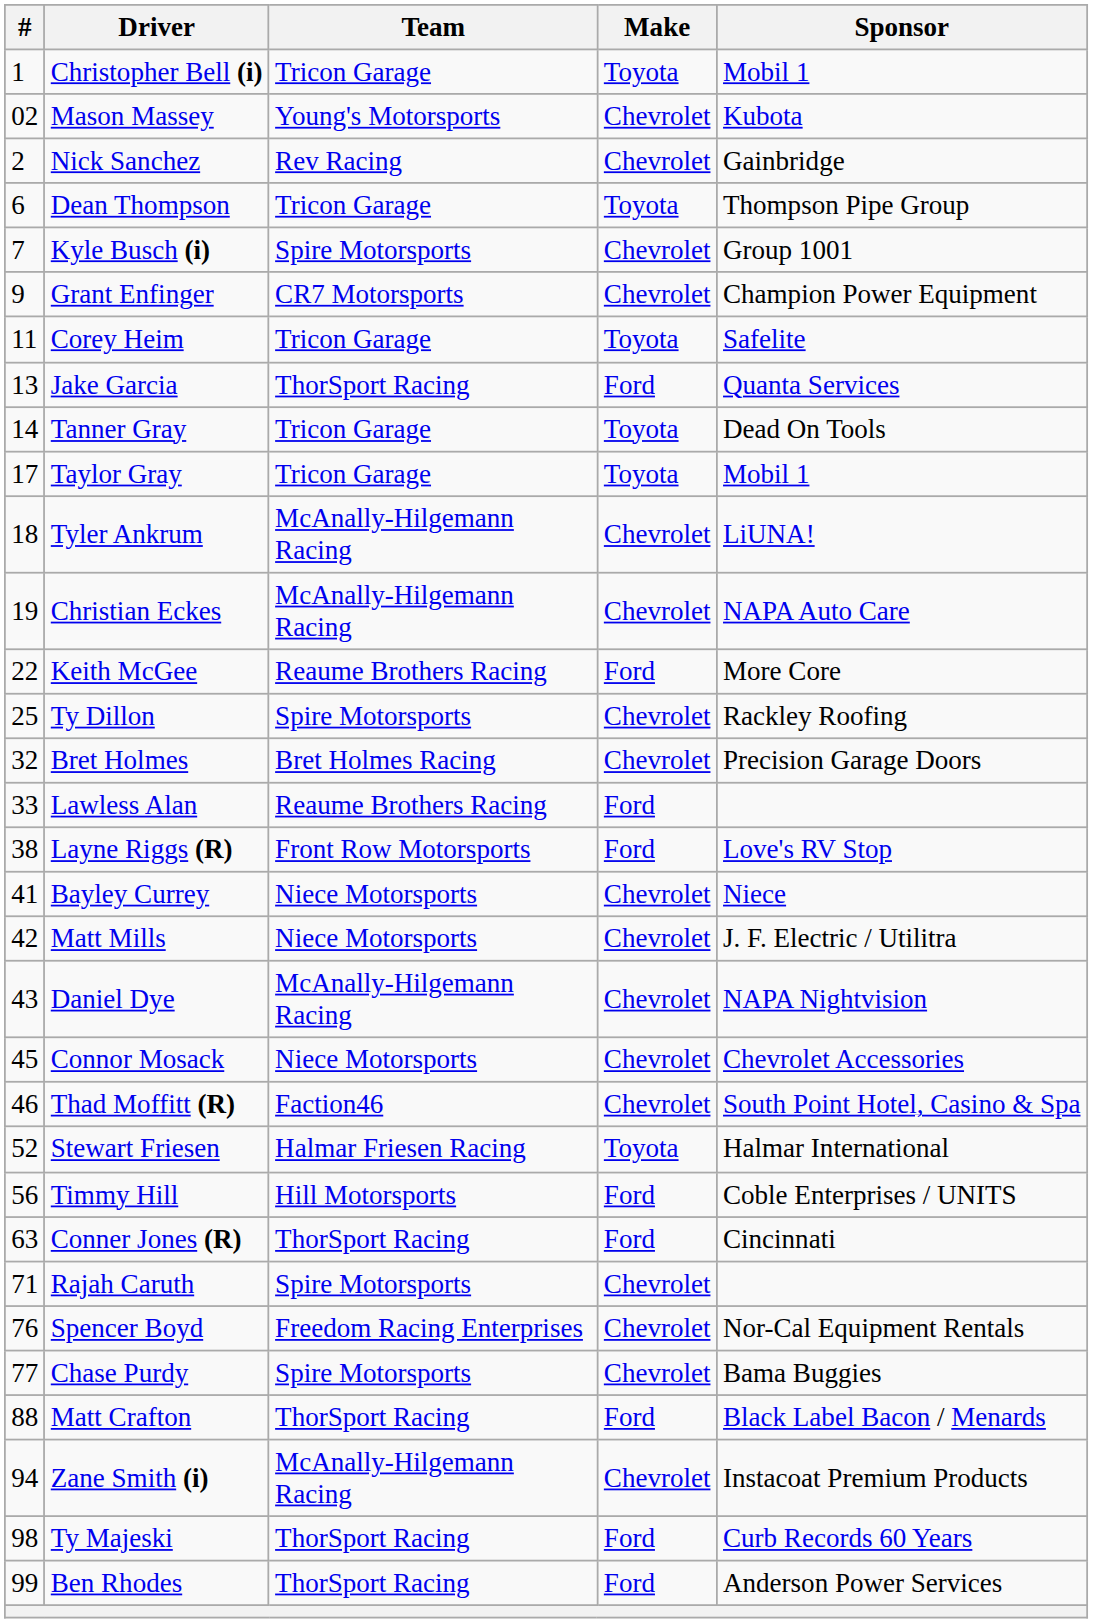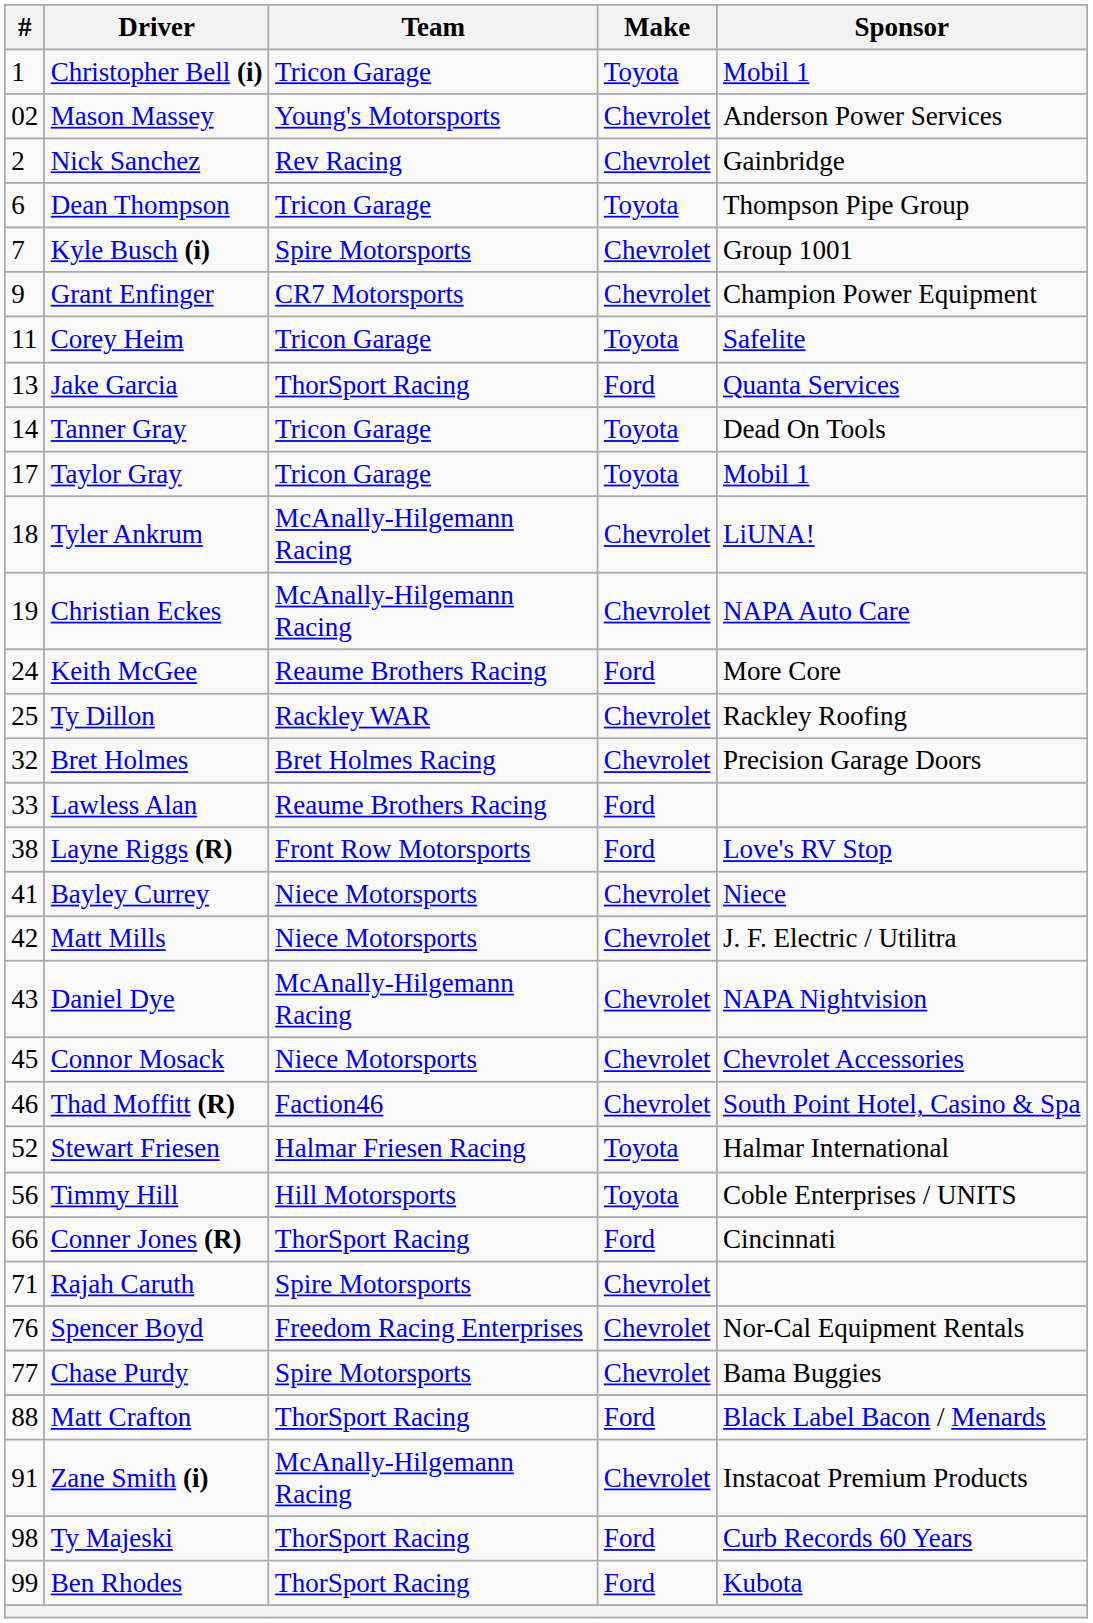(763, 116) Kubota -> (863, 116) Anderson Power Services
(25, 671) 22 -> (25, 671) 24
(373, 715) Spire Motorsports -> (353, 715) Rackley WAR
(629, 1193) Ford -> (641, 1193) Toyota
(25, 1238) 63 -> (25, 1238) 66
(25, 1477) 94 -> (25, 1477) 91
(863, 1582) Anderson Power Services -> (763, 1582) Kubota
